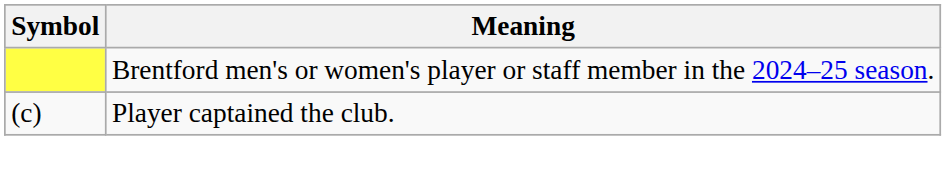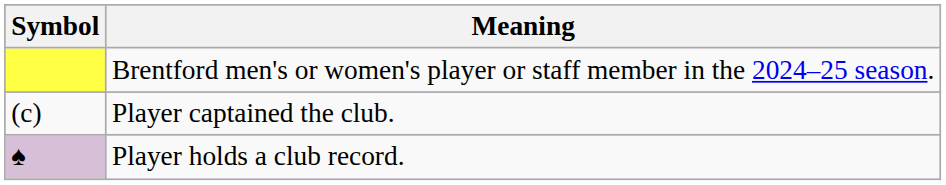+ row: (258, 156)
